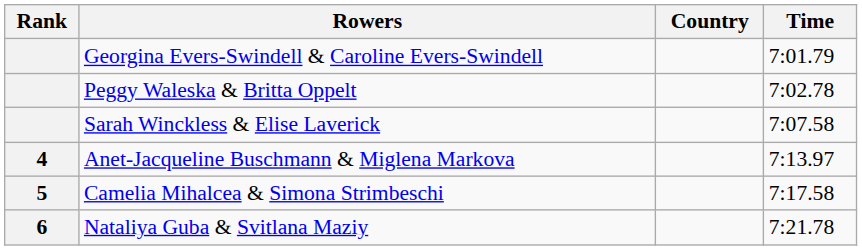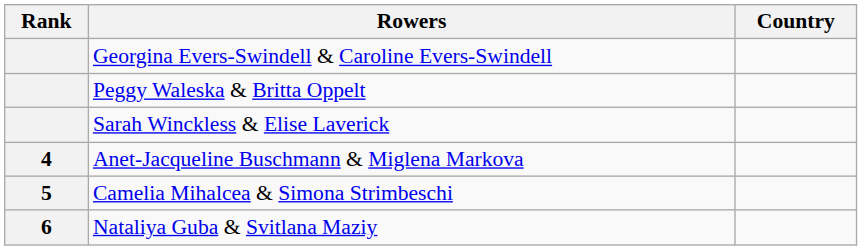- column: (810, 21)
